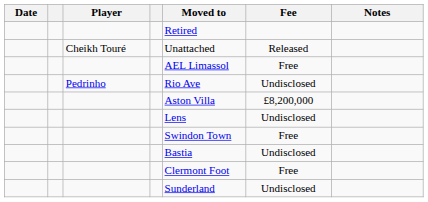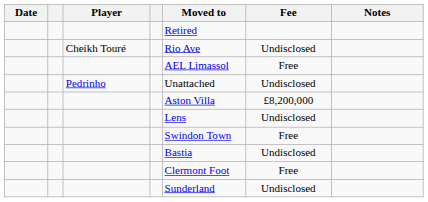(190, 48) Unattached -> (182, 48) Rio Ave
(288, 48) Released -> (288, 48) Undisclosed
(182, 83) Rio Ave -> (190, 83) Unattached
